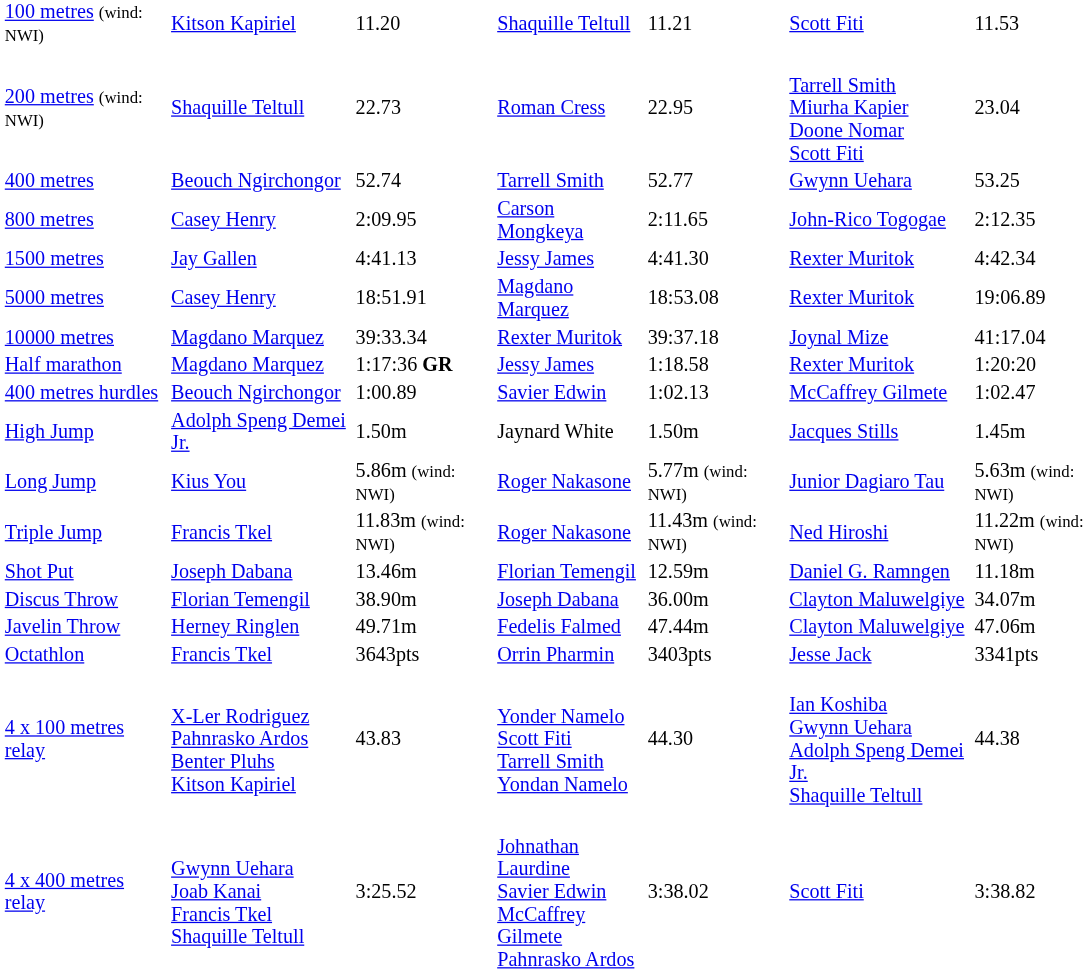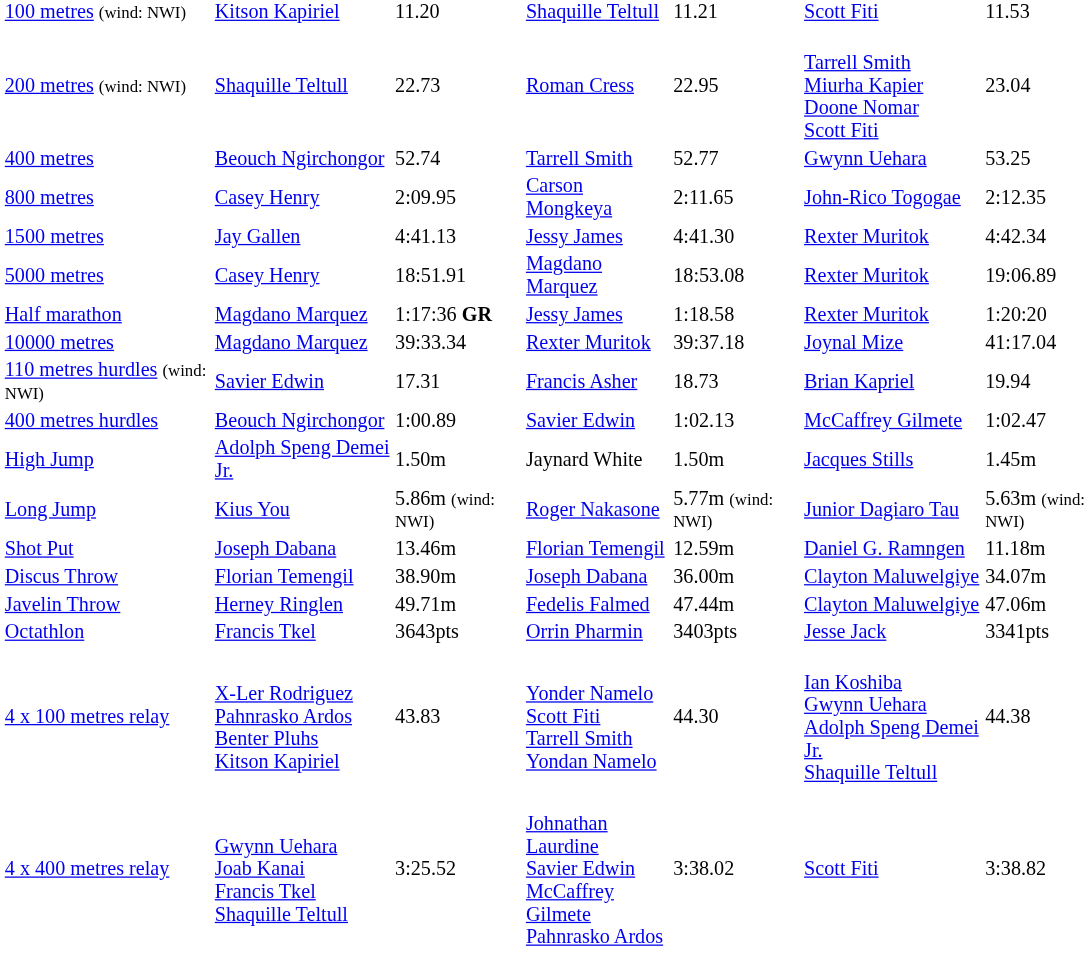rows swapped: (59, 337) <-> (63, 364)
+ row: (106, 381)
- row: (53, 532)
